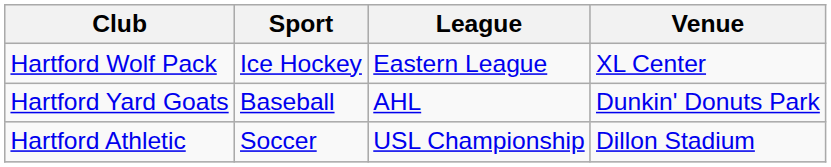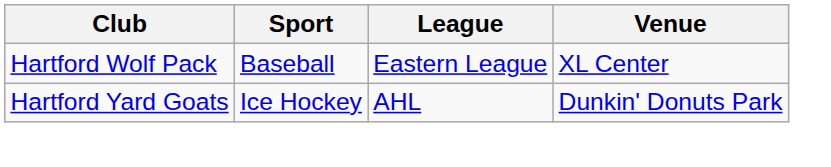(301, 63) Ice Hockey -> (287, 63) Baseball
(287, 102) Baseball -> (301, 102) Ice Hockey
- row: (98, 141)
